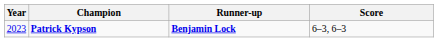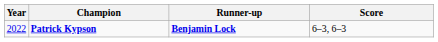(16, 29) 2023 -> (16, 29) 2022
